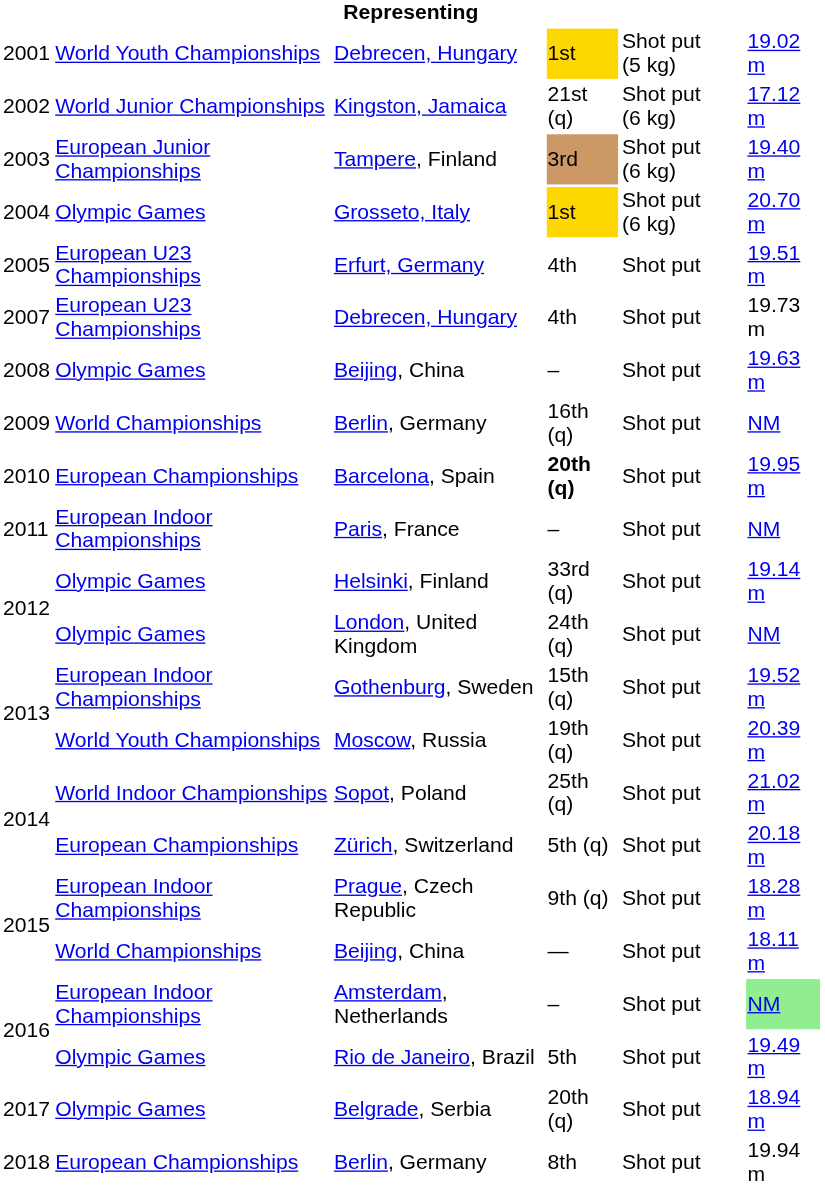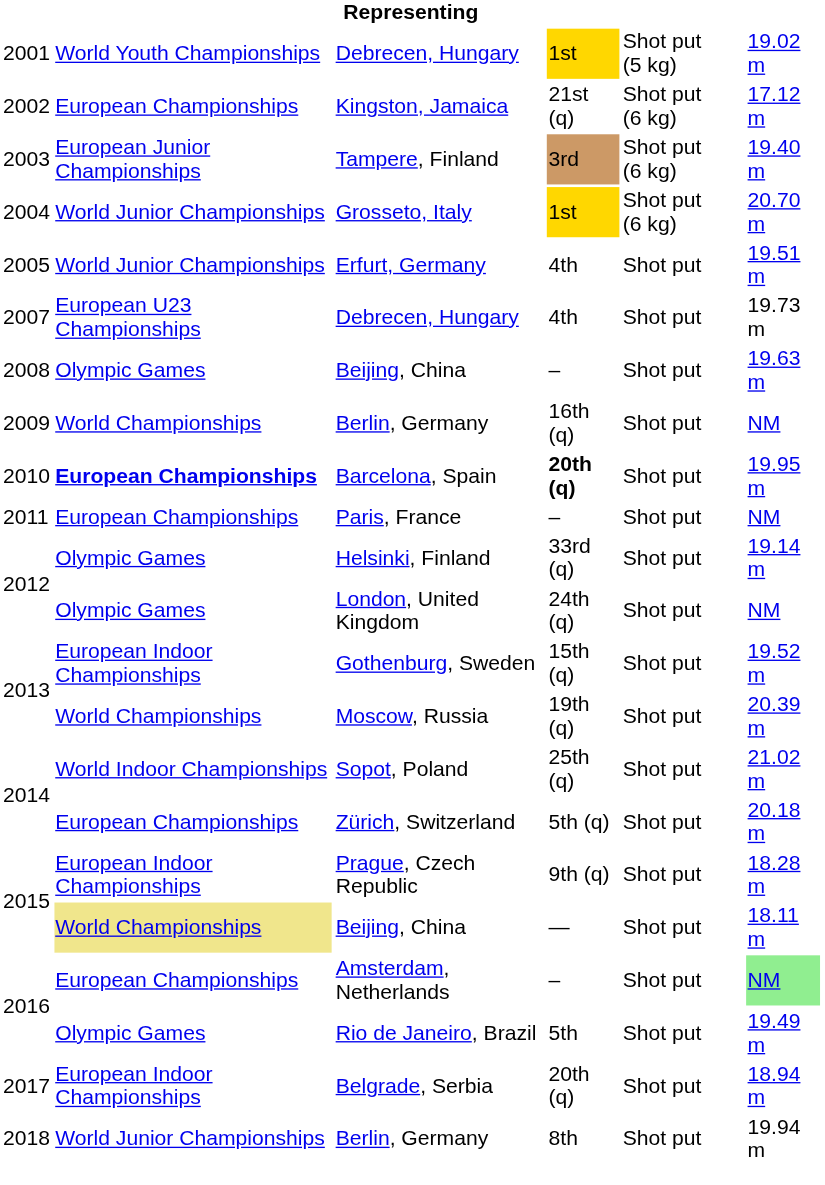(190, 106) World Junior Championships -> (177, 106) European Championships
(130, 212) Olympic Games -> (190, 212) World Junior Championships
(128, 264) European U23 Championships -> (190, 264) World Junior Championships
(177, 476) normal -> (186, 476) bold
(134, 528) European Indoor Championships -> (177, 516) European Championships
(188, 740) World Youth Championships -> (158, 716) World Championships
(158, 951) no background -> (158, 927) khaki background
(134, 1004) European Indoor Championships -> (177, 980) European Championships
(130, 1109) Olympic Games -> (134, 1085) European Indoor Championships
(177, 1162) European Championships -> (190, 1138) World Junior Championships
